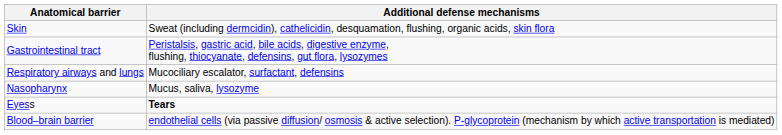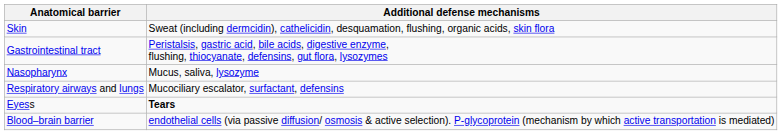rows swapped: (75, 72) <-> (37, 89)
